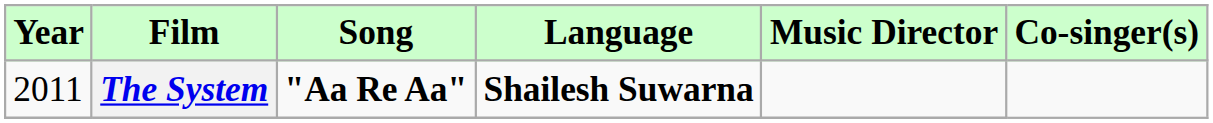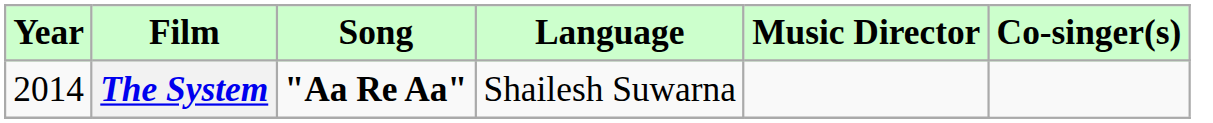(48, 88) 2011 -> (49, 88) 2014
(619, 88) bold -> (610, 88) normal
